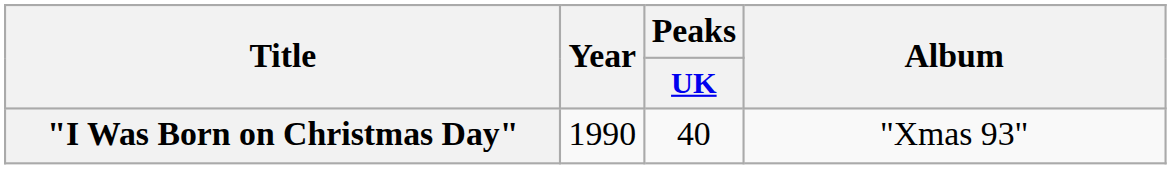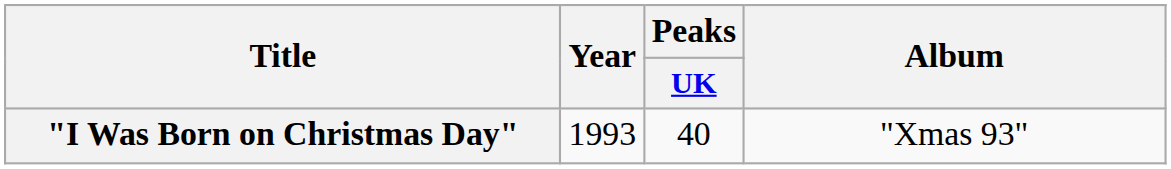(602, 134) 1990 -> (602, 134) 1993
